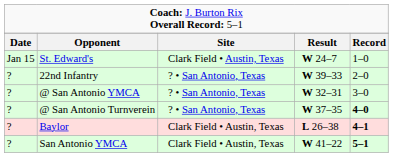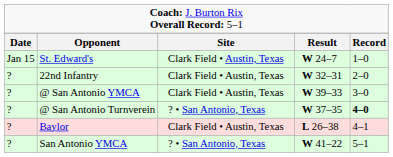(217, 76) ? • San Antonio, Texas -> (226, 76) Clark Field • Austin, Texas
(322, 76) W 39–33 -> (322, 76) W 32–31
(217, 93) ? • San Antonio, Texas -> (226, 93) Clark Field • Austin, Texas
(322, 93) W 32–31 -> (322, 93) W 39–33
(361, 127) bold -> (361, 127) normal
(226, 144) Clark Field • Austin, Texas -> (217, 144) ? • San Antonio, Texas
(361, 144) bold -> (361, 144) normal
